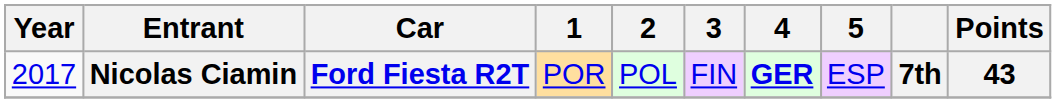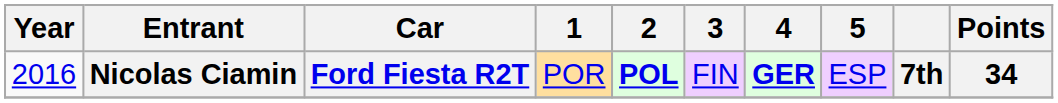(44, 74) 2017 -> (44, 74) 2016
(648, 74) normal -> (649, 74) bold
(1000, 74) 43 -> (1001, 74) 34
